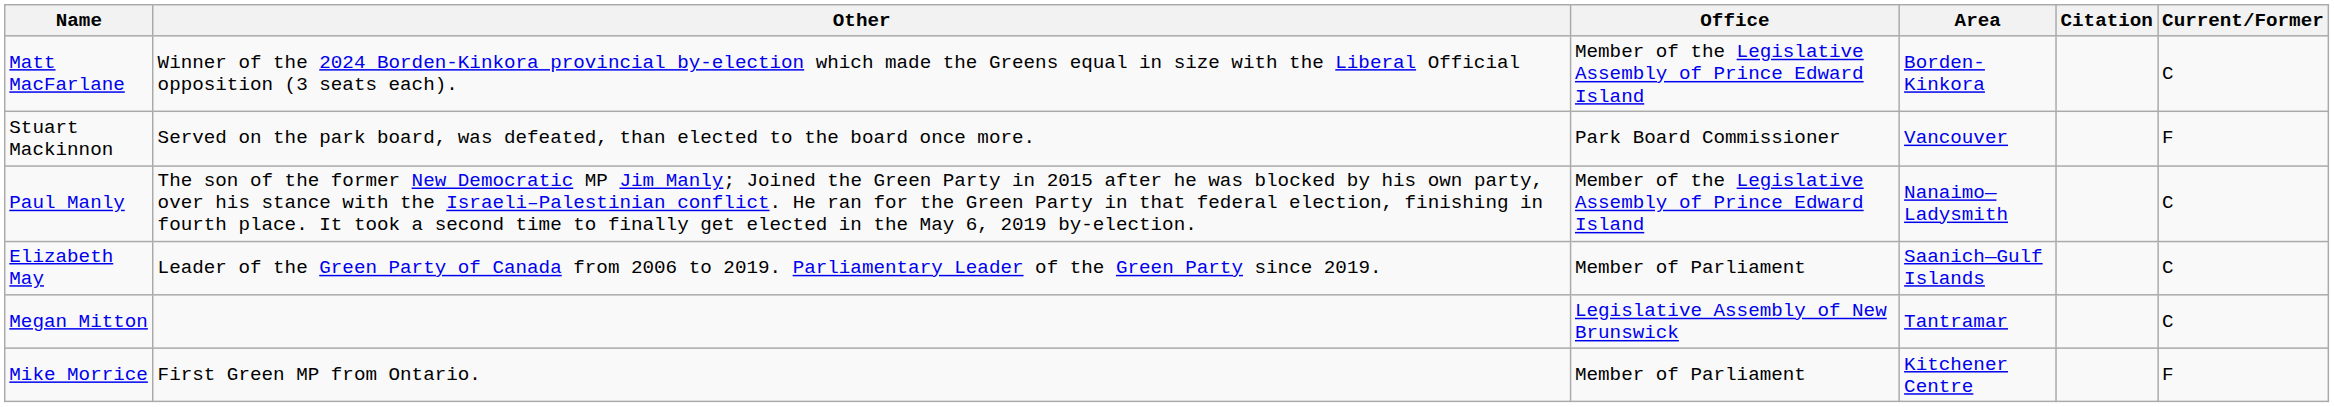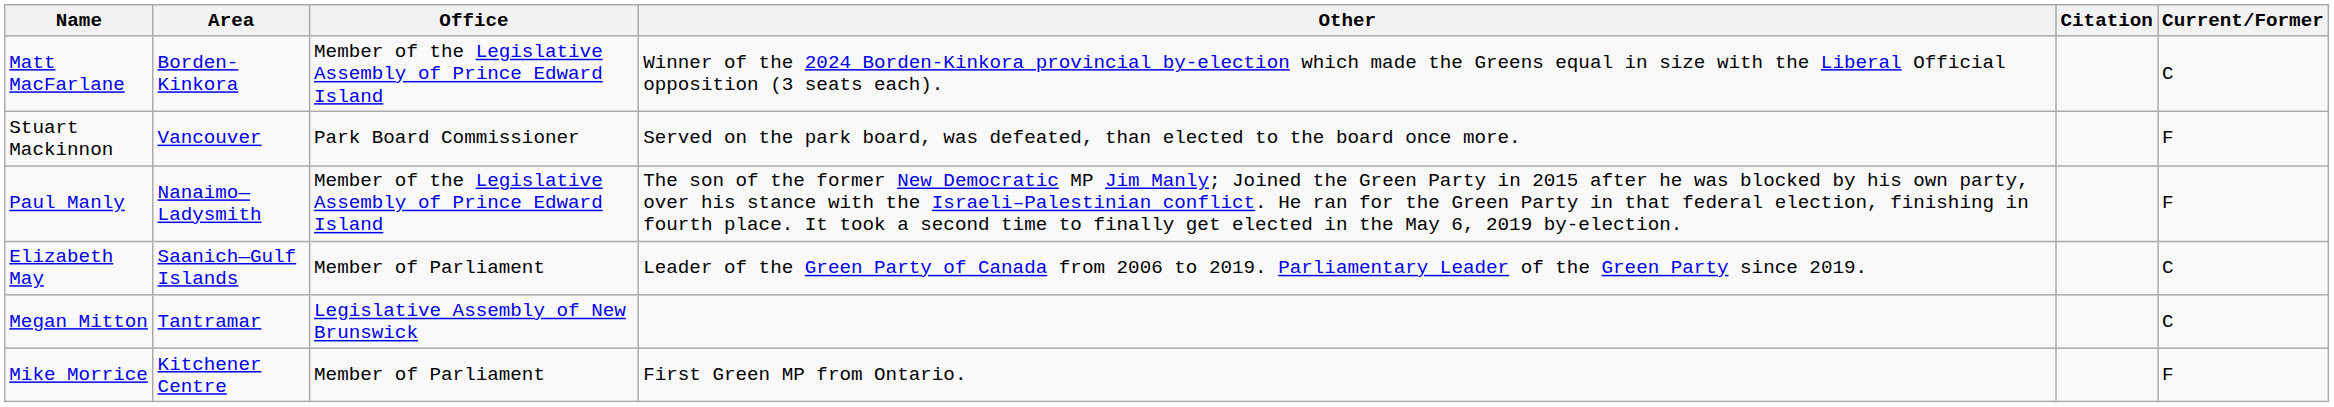columns swapped: (1978, 20) <-> (862, 20)
(2168, 203) C -> (2168, 203) F
